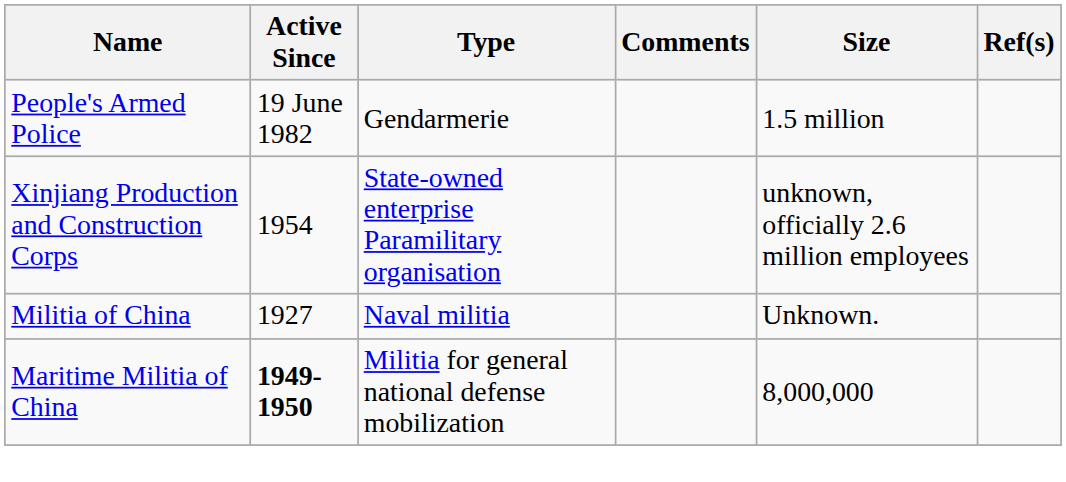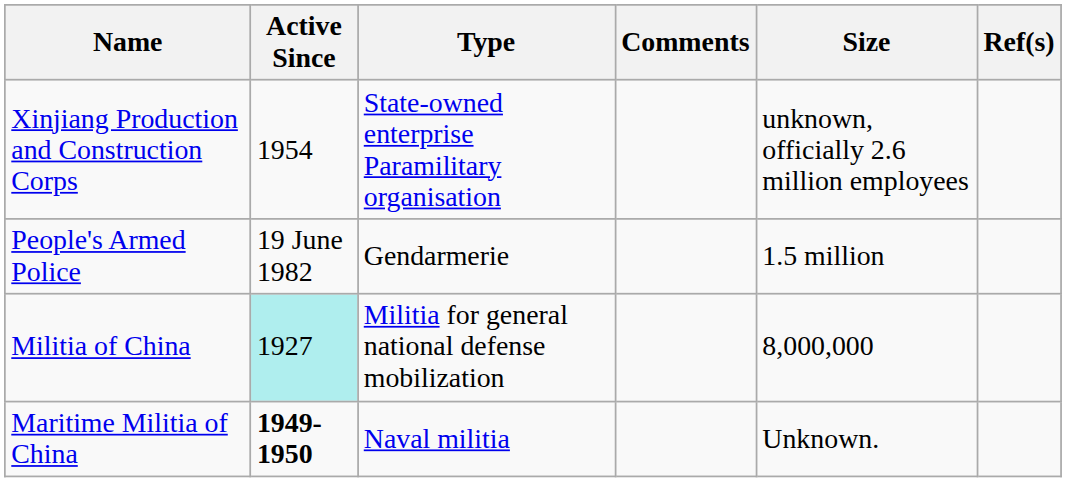rows swapped: (98, 117) <-> (125, 224)
(285, 315) no background -> (285, 346) paleturquoise background
(437, 315) Naval militia -> (466, 346) Militia for general national defense mobilization
(821, 315) Unknown. -> (818, 346) 8,000,000
(466, 391) Militia for general national defense mobilization -> (437, 438) Naval militia
(818, 391) 8,000,000 -> (821, 438) Unknown.
